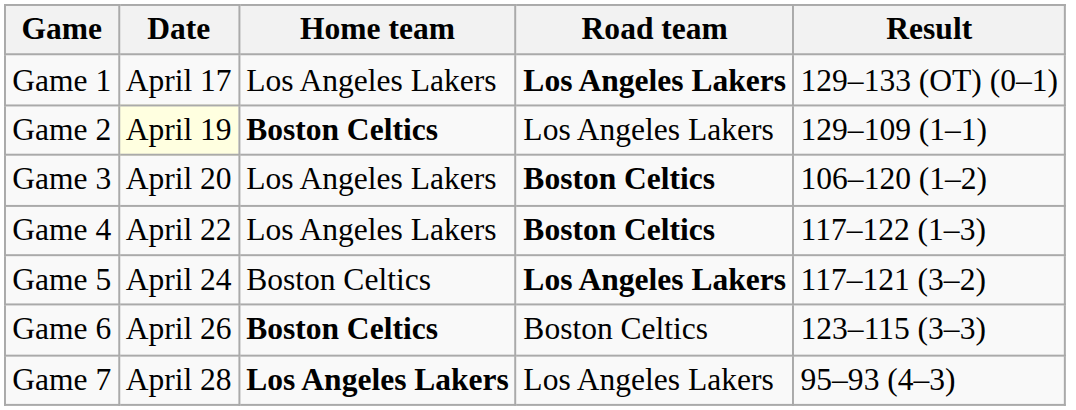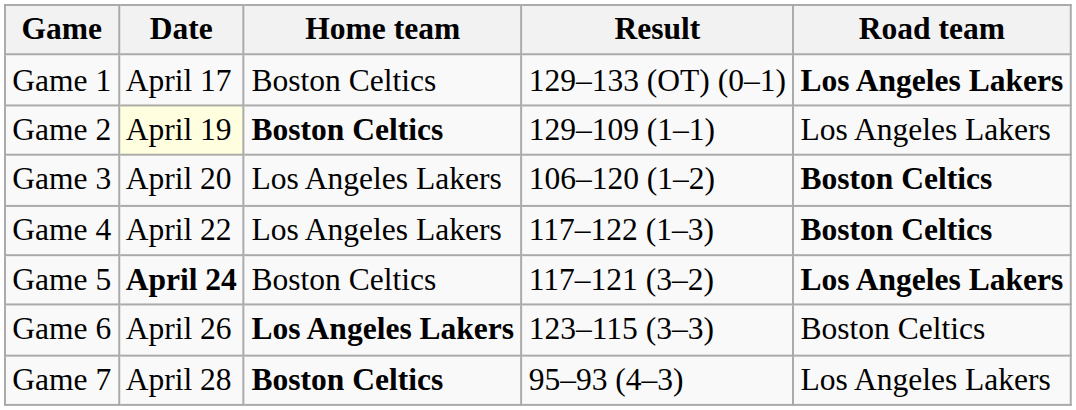columns swapped: (929, 29) <-> (655, 29)
(371, 79) Los Angeles Lakers -> (344, 79) Boston Celtics
(179, 279) normal -> (181, 279) bold
(342, 329) Boston Celtics -> (383, 329) Los Angeles Lakers
(377, 379) Los Angeles Lakers -> (347, 379) Boston Celtics
